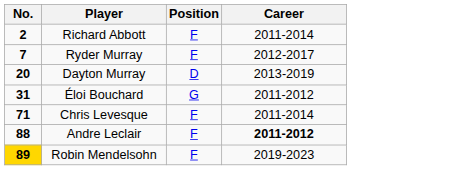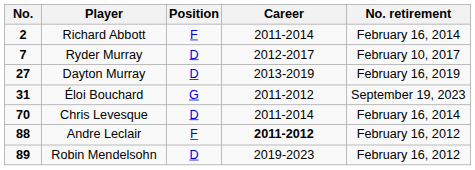+ column: (408, 14)
(194, 54) F -> (194, 54) D
(23, 74) 20 -> (23, 74) 27
(23, 114) 71 -> (23, 114) 70
(194, 114) F -> (194, 114) D
(23, 154) gold background -> (23, 154) no background
(194, 154) F -> (194, 154) D
